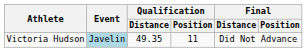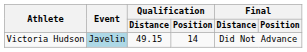(149, 40) 49.35 -> (149, 40) 49.15
(193, 40) 11 -> (193, 40) 14
